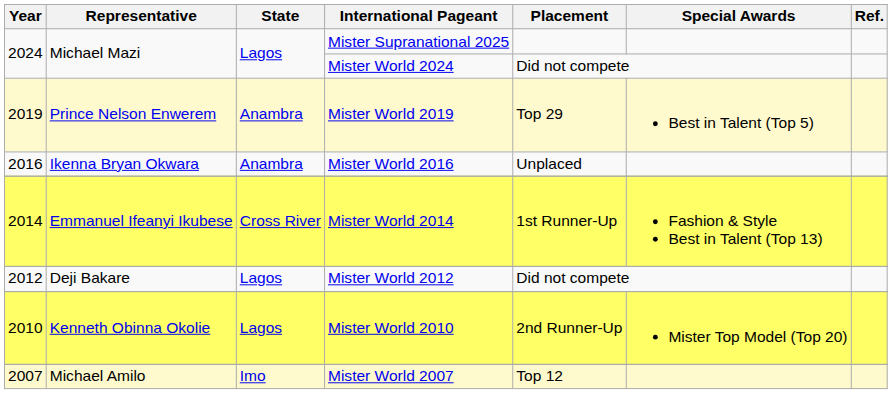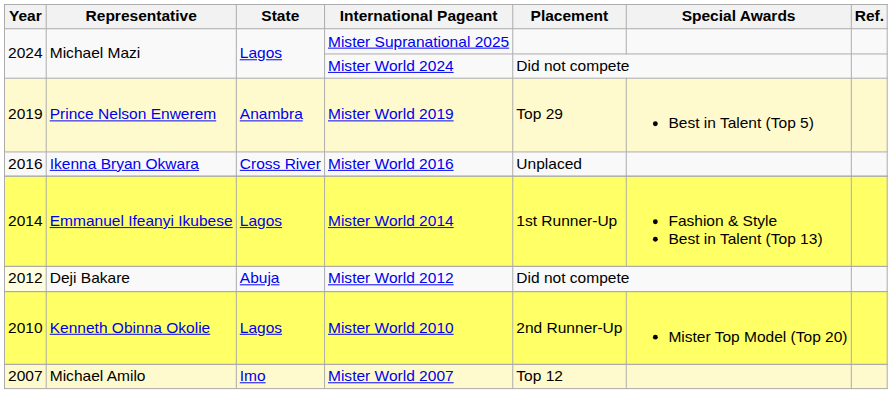(271, 163) Anambra -> (280, 163) Cross River
(280, 221) Cross River -> (261, 221) Lagos
(25, 278) no background -> (25, 278) lightyellow background
(261, 278) Lagos -> (260, 278) Abuja
